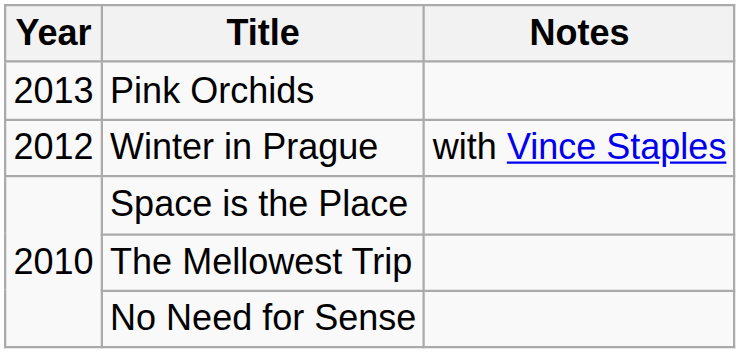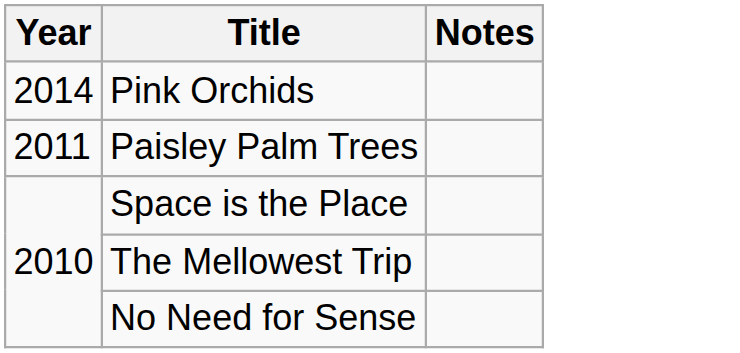(53, 90) 2013 -> (53, 90) 2014
- row: (244, 147)
+ row: (264, 147)
